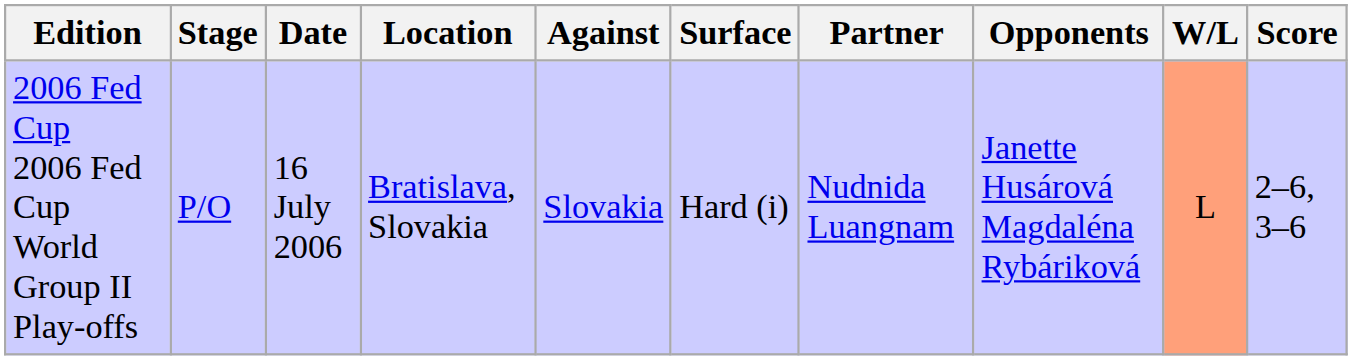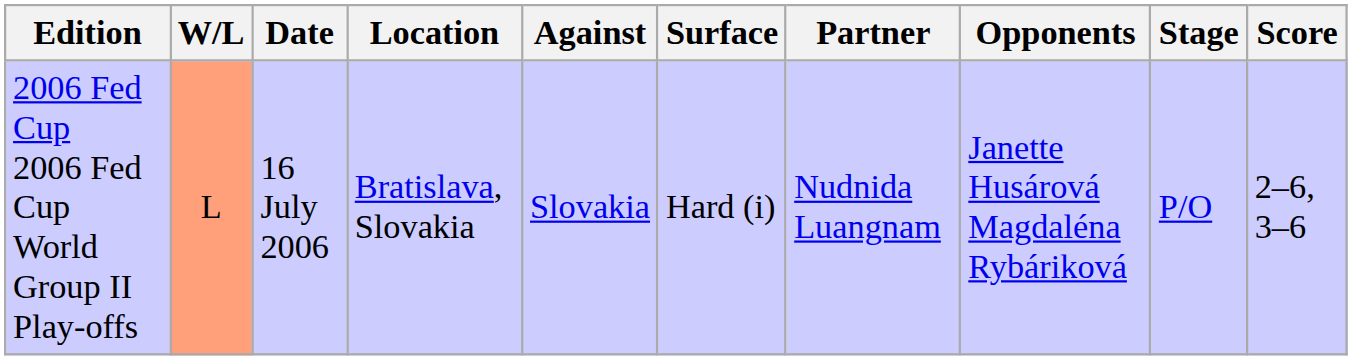columns swapped: (218, 31) <-> (1205, 31)
